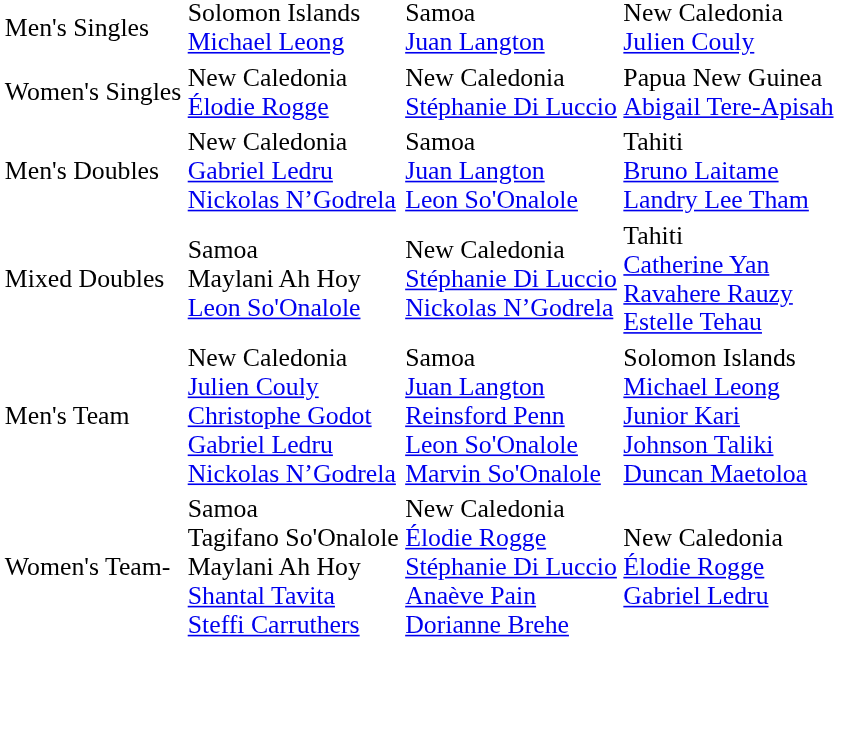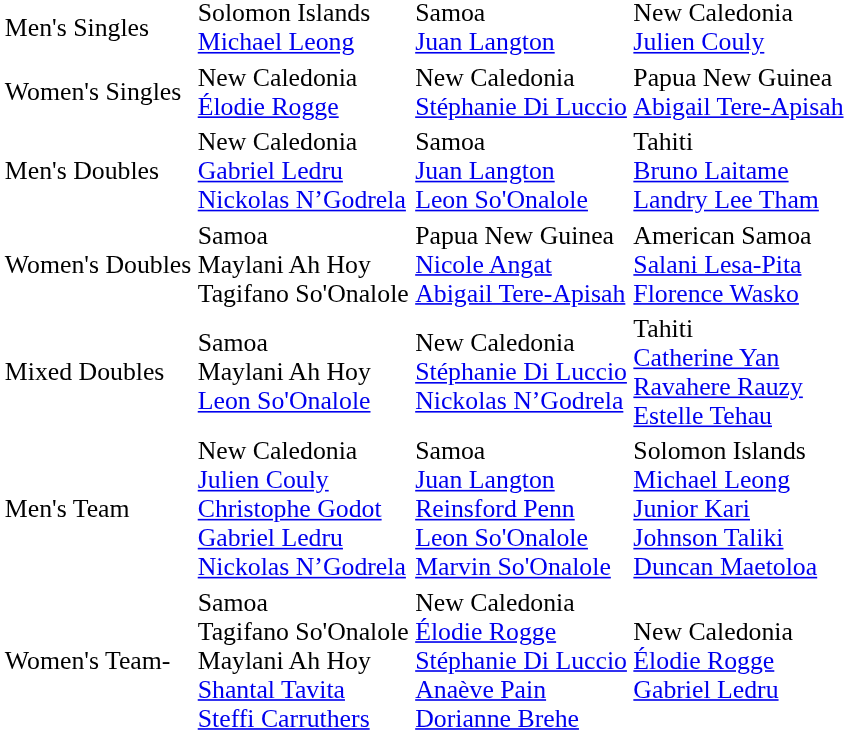+ row: (98, 264)
